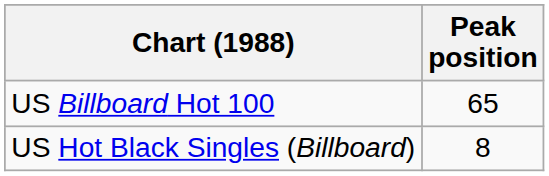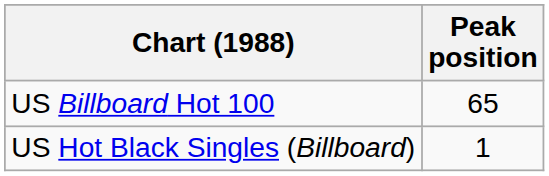(483, 147) 8 -> (483, 147) 1
